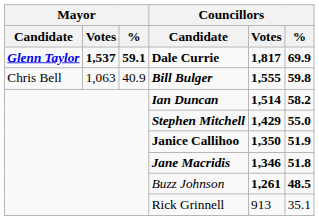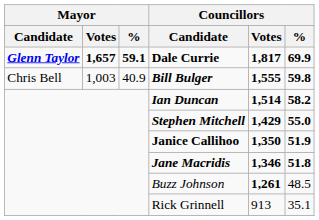(101, 57) 1,537 -> (101, 57) 1,657
(101, 78) 1,063 -> (101, 78) 1,003
(299, 183) bold -> (299, 183) normal
